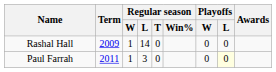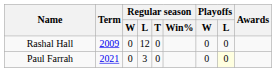(130, 43) 1 -> (130, 43) 0
(145, 43) 14 -> (145, 43) 12
(109, 59) 2011 -> (109, 59) 2021
(130, 59) 1 -> (130, 59) 0
